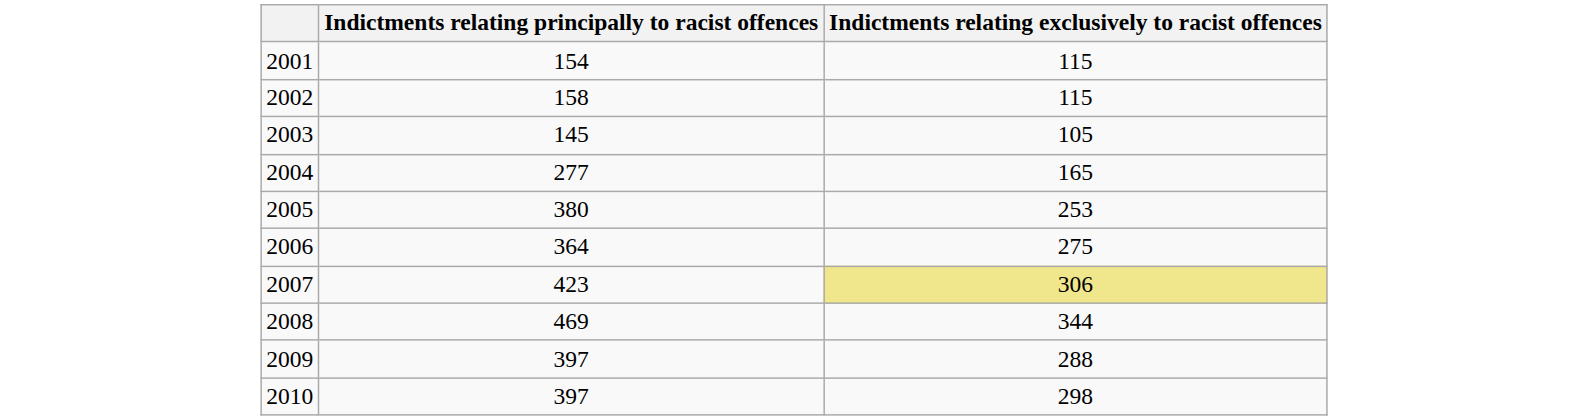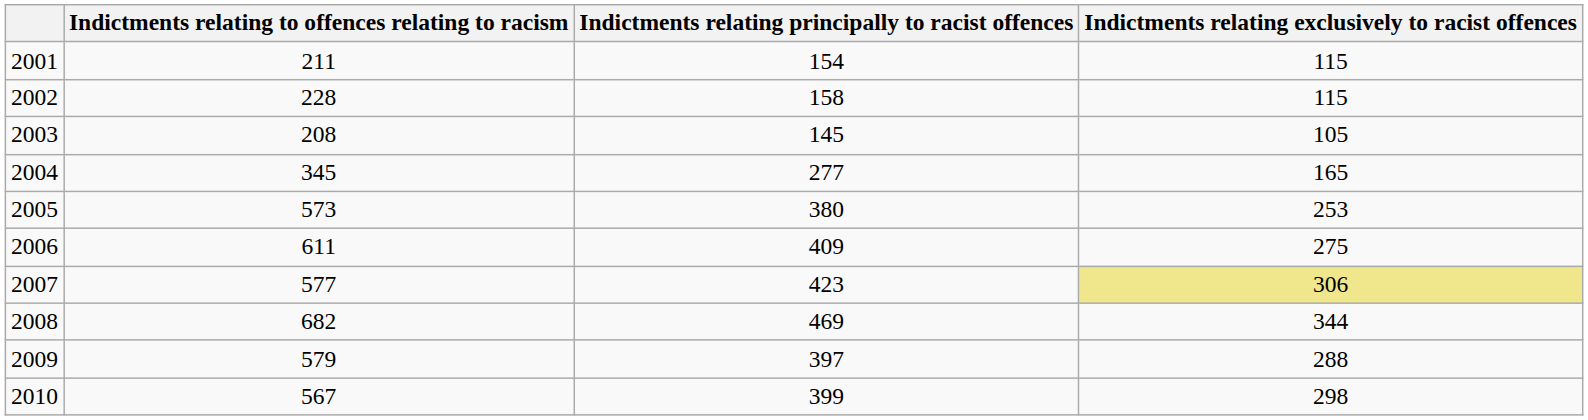+ column: (319, 23)
(571, 246) 364 -> (826, 246) 409
(571, 396) 397 -> (826, 396) 399
